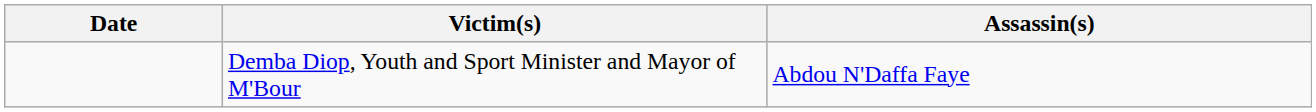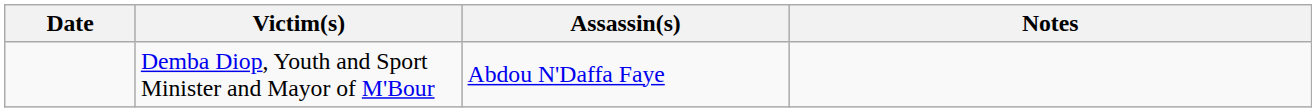+ column: (1050, 23)
